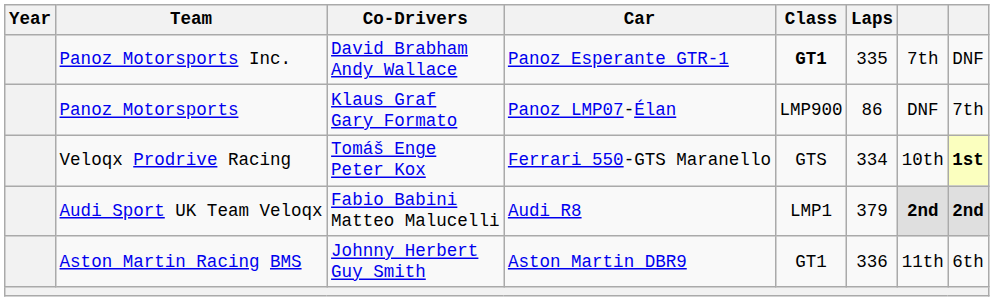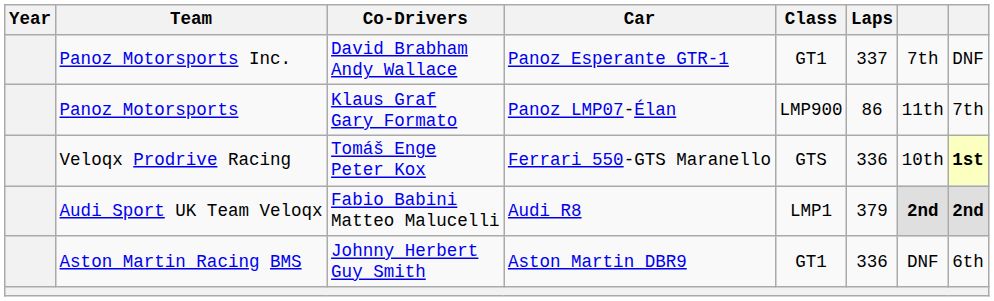(811, 59) bold -> (811, 59) normal
(872, 59) 335 -> (872, 59) 337
(923, 110) DNF -> (923, 110) 11th
(872, 160) 334 -> (872, 160) 336
(923, 261) 11th -> (923, 261) DNF
